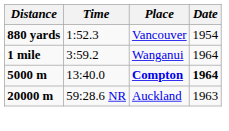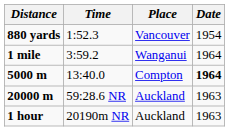(157, 75) bold -> (159, 75) normal
+ row: (25, 116)
